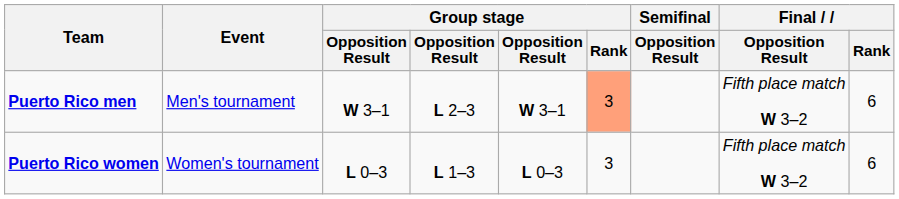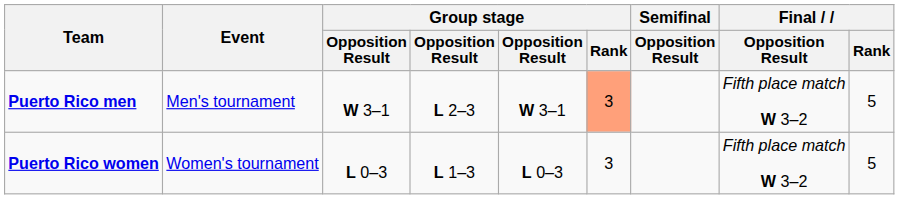(872, 102) 6 -> (872, 102) 5
(872, 163) 6 -> (872, 163) 5
